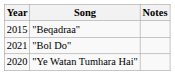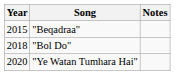(17, 45) 2021 -> (17, 45) 2018
